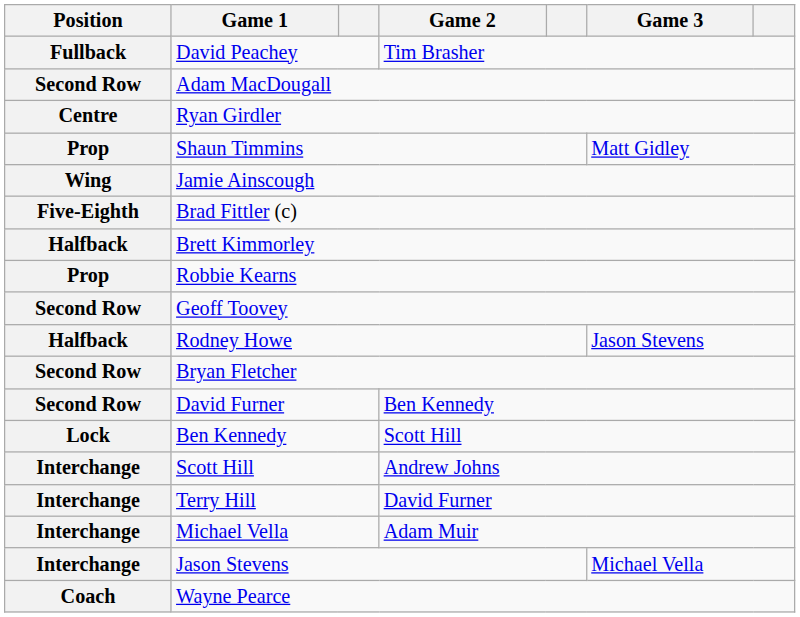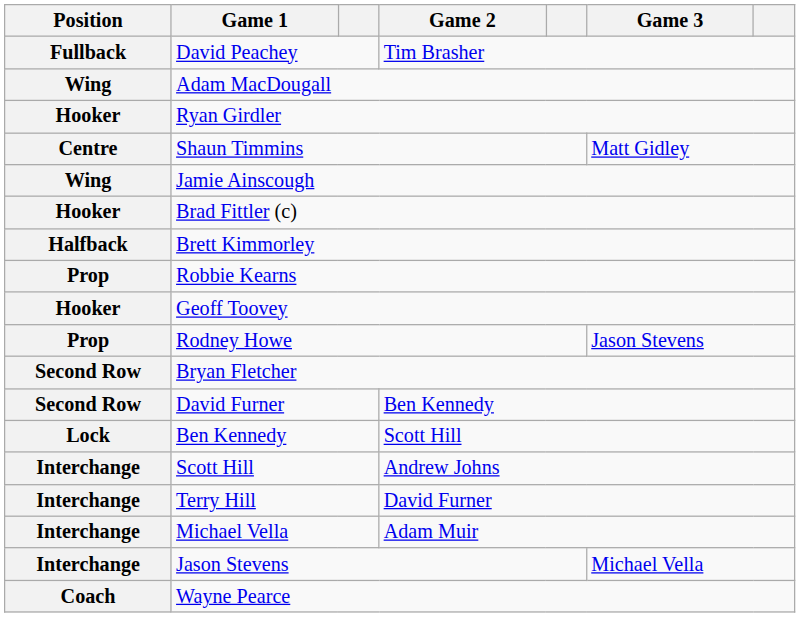(88, 84) Second Row -> (88, 84) Wing
(88, 116) Centre -> (88, 116) Hooker
(88, 148) Prop -> (88, 148) Centre
(88, 212) Five-Eighth -> (88, 212) Hooker
(88, 308) Second Row -> (88, 308) Hooker
(88, 340) Halfback -> (88, 340) Prop
